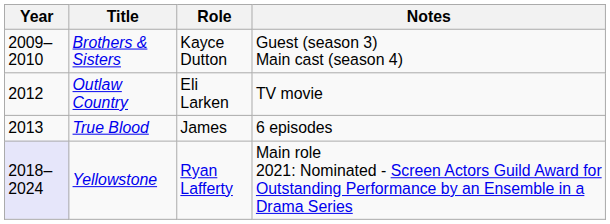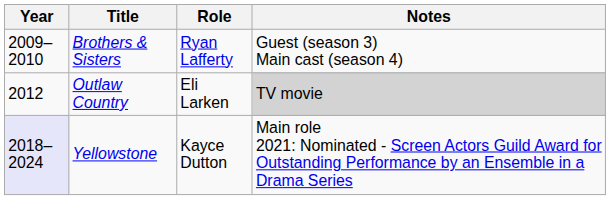(204, 51) Kayce Dutton -> (207, 51) Ryan Lafferty
(289, 94) no background -> (289, 94) lightgrey background
- row: (111, 128)
(207, 179) Ryan Lafferty -> (204, 154) Kayce Dutton
